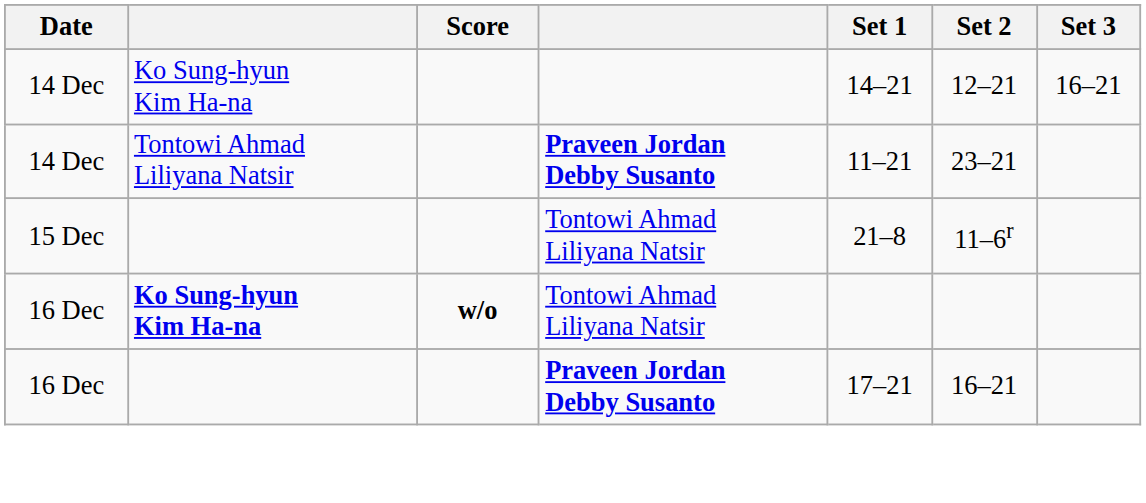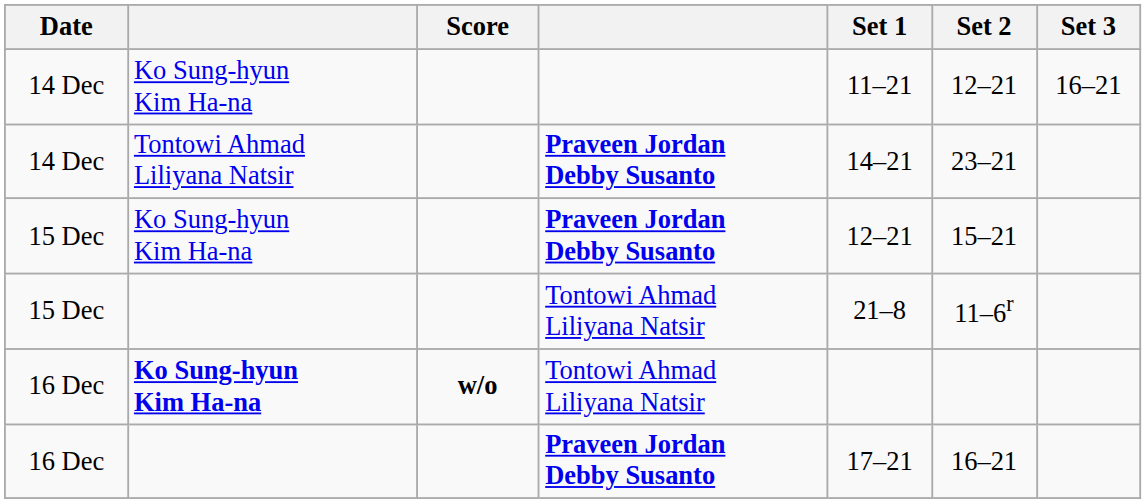(880, 86) 14–21 -> (880, 86) 11–21
(880, 161) 11–21 -> (880, 161) 14–21
+ row: (66, 236)
